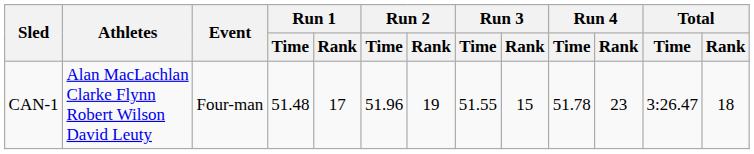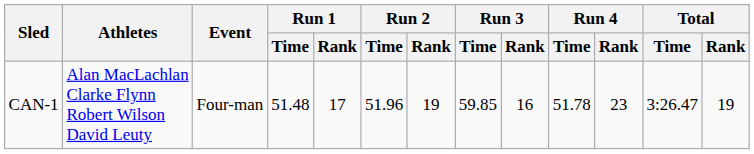(478, 105) 51.55 -> (478, 105) 59.85
(525, 105) 15 -> (525, 105) 16
(726, 105) 18 -> (726, 105) 19
